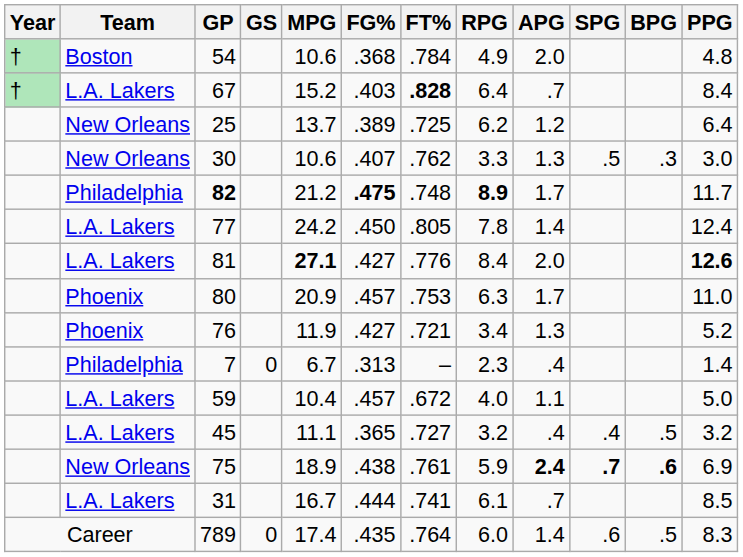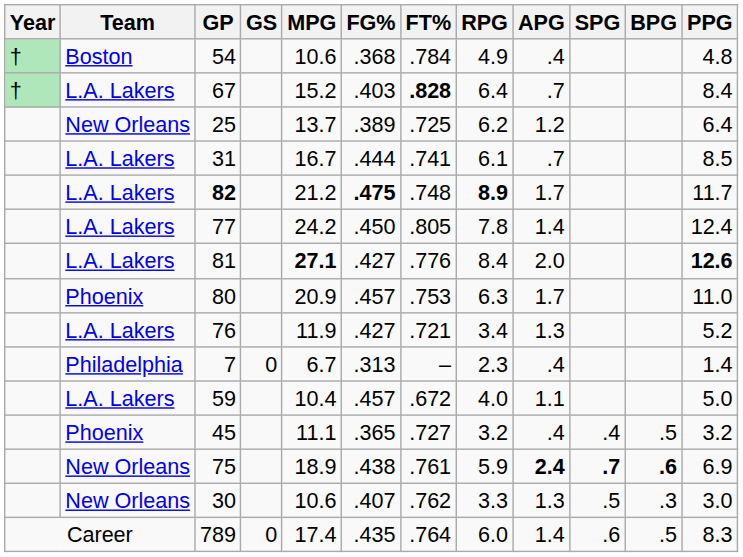(550, 56) 2.0 -> (556, 56) .4
rows swapped: (224, 500) <-> (224, 159)
(124, 193) Philadelphia -> (120, 193) L.A. Lakers
(104, 330) Phoenix -> (120, 330) L.A. Lakers
(120, 432) L.A. Lakers -> (104, 432) Phoenix
